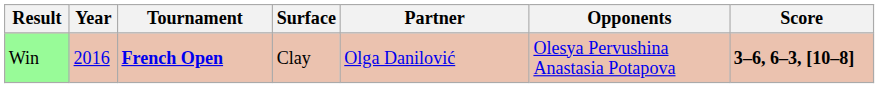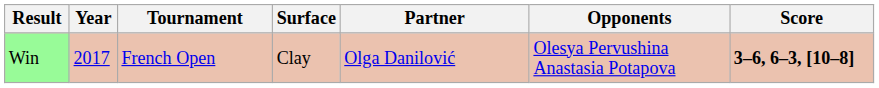(92, 57) 2016 -> (92, 57) 2017
(172, 57) bold -> (168, 57) normal
